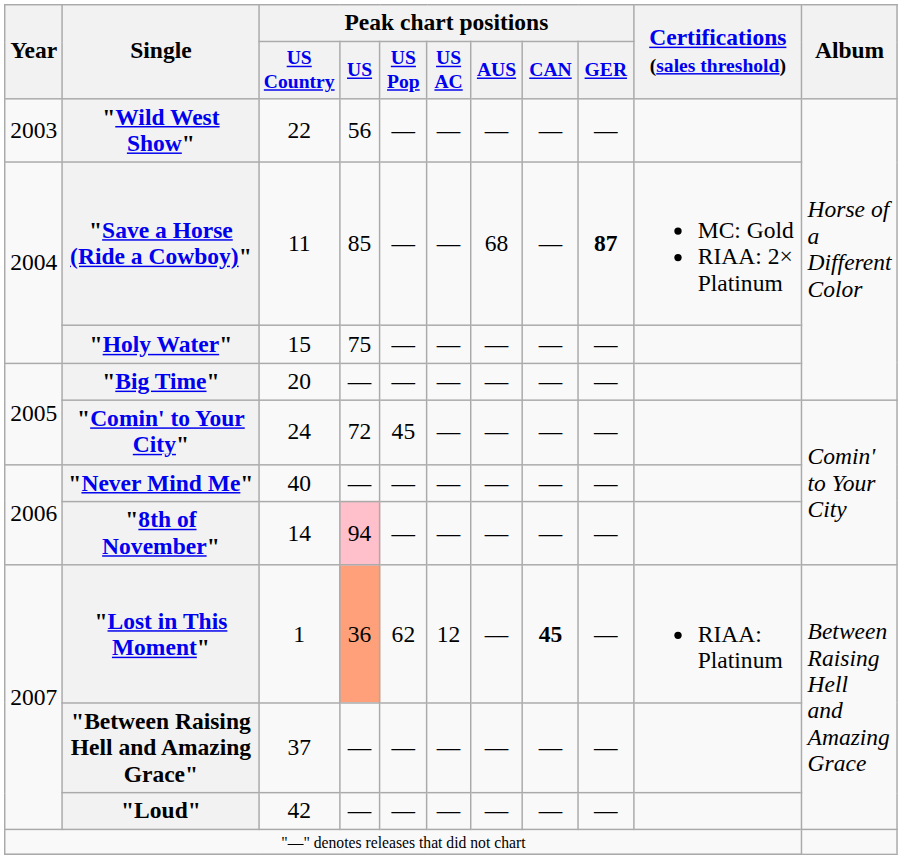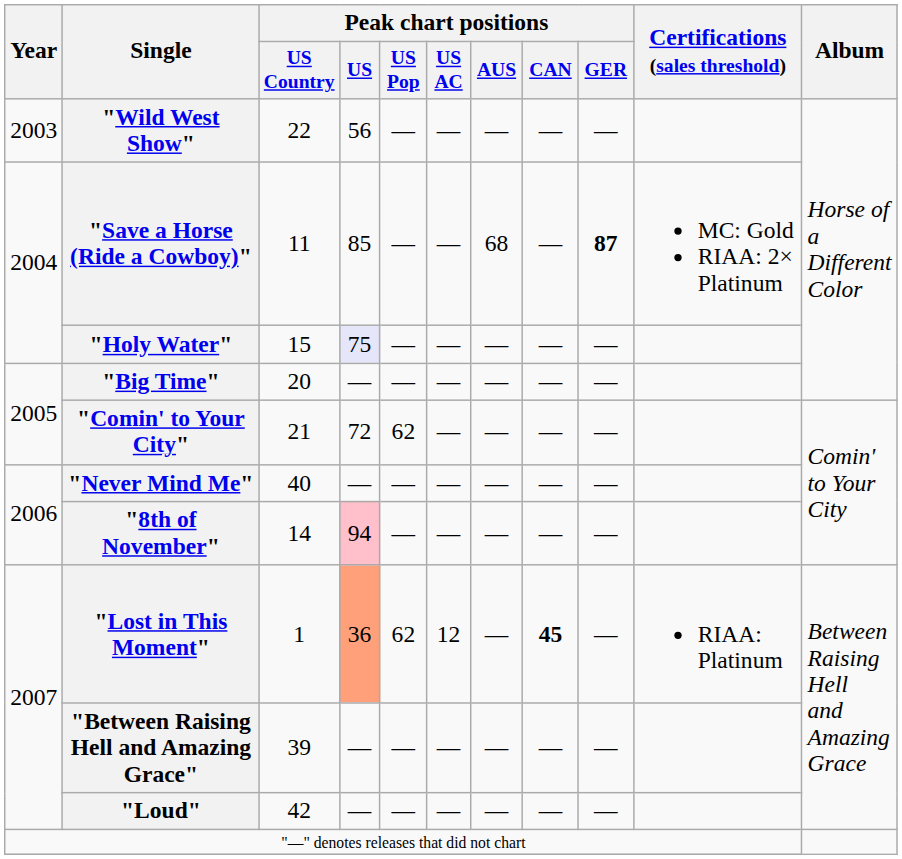(360, 344) no background -> (360, 344) lavender background
(299, 432) 24 -> (299, 432) 21
(403, 432) 45 -> (403, 432) 62
(299, 747) 37 -> (299, 747) 39
